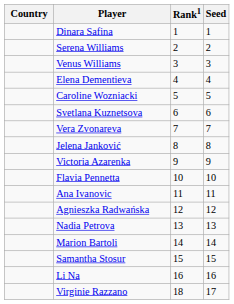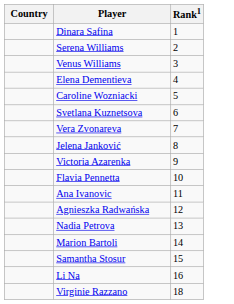- column: (216, 13)
